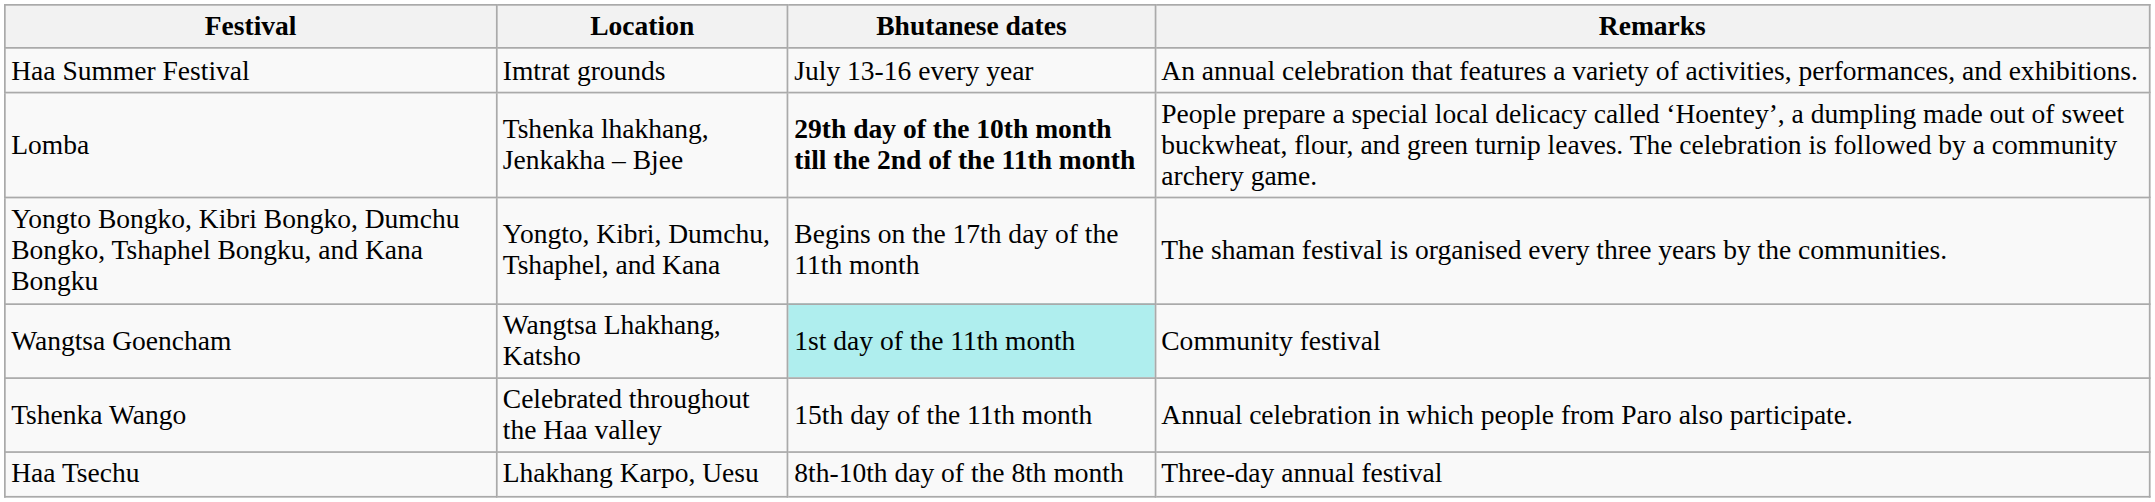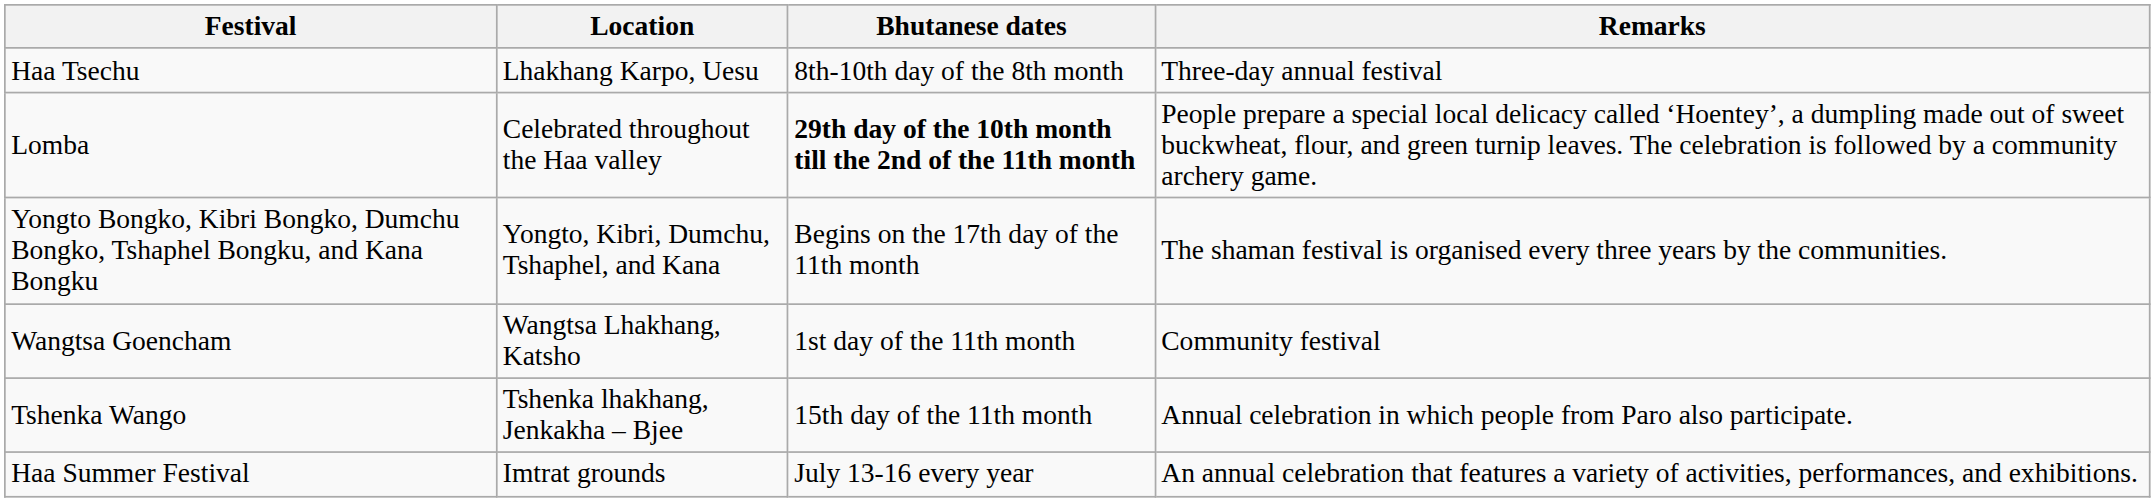rows swapped: (75, 473) <-> (130, 69)
(606, 144) Tshenka lhakhang, Jenkakha – Bjee -> (626, 144) Celebrated throughout the Haa valley
(935, 340) paleturquoise background -> (935, 340) no background
(626, 414) Celebrated throughout the Haa valley -> (606, 414) Tshenka lhakhang, Jenkakha – Bjee
